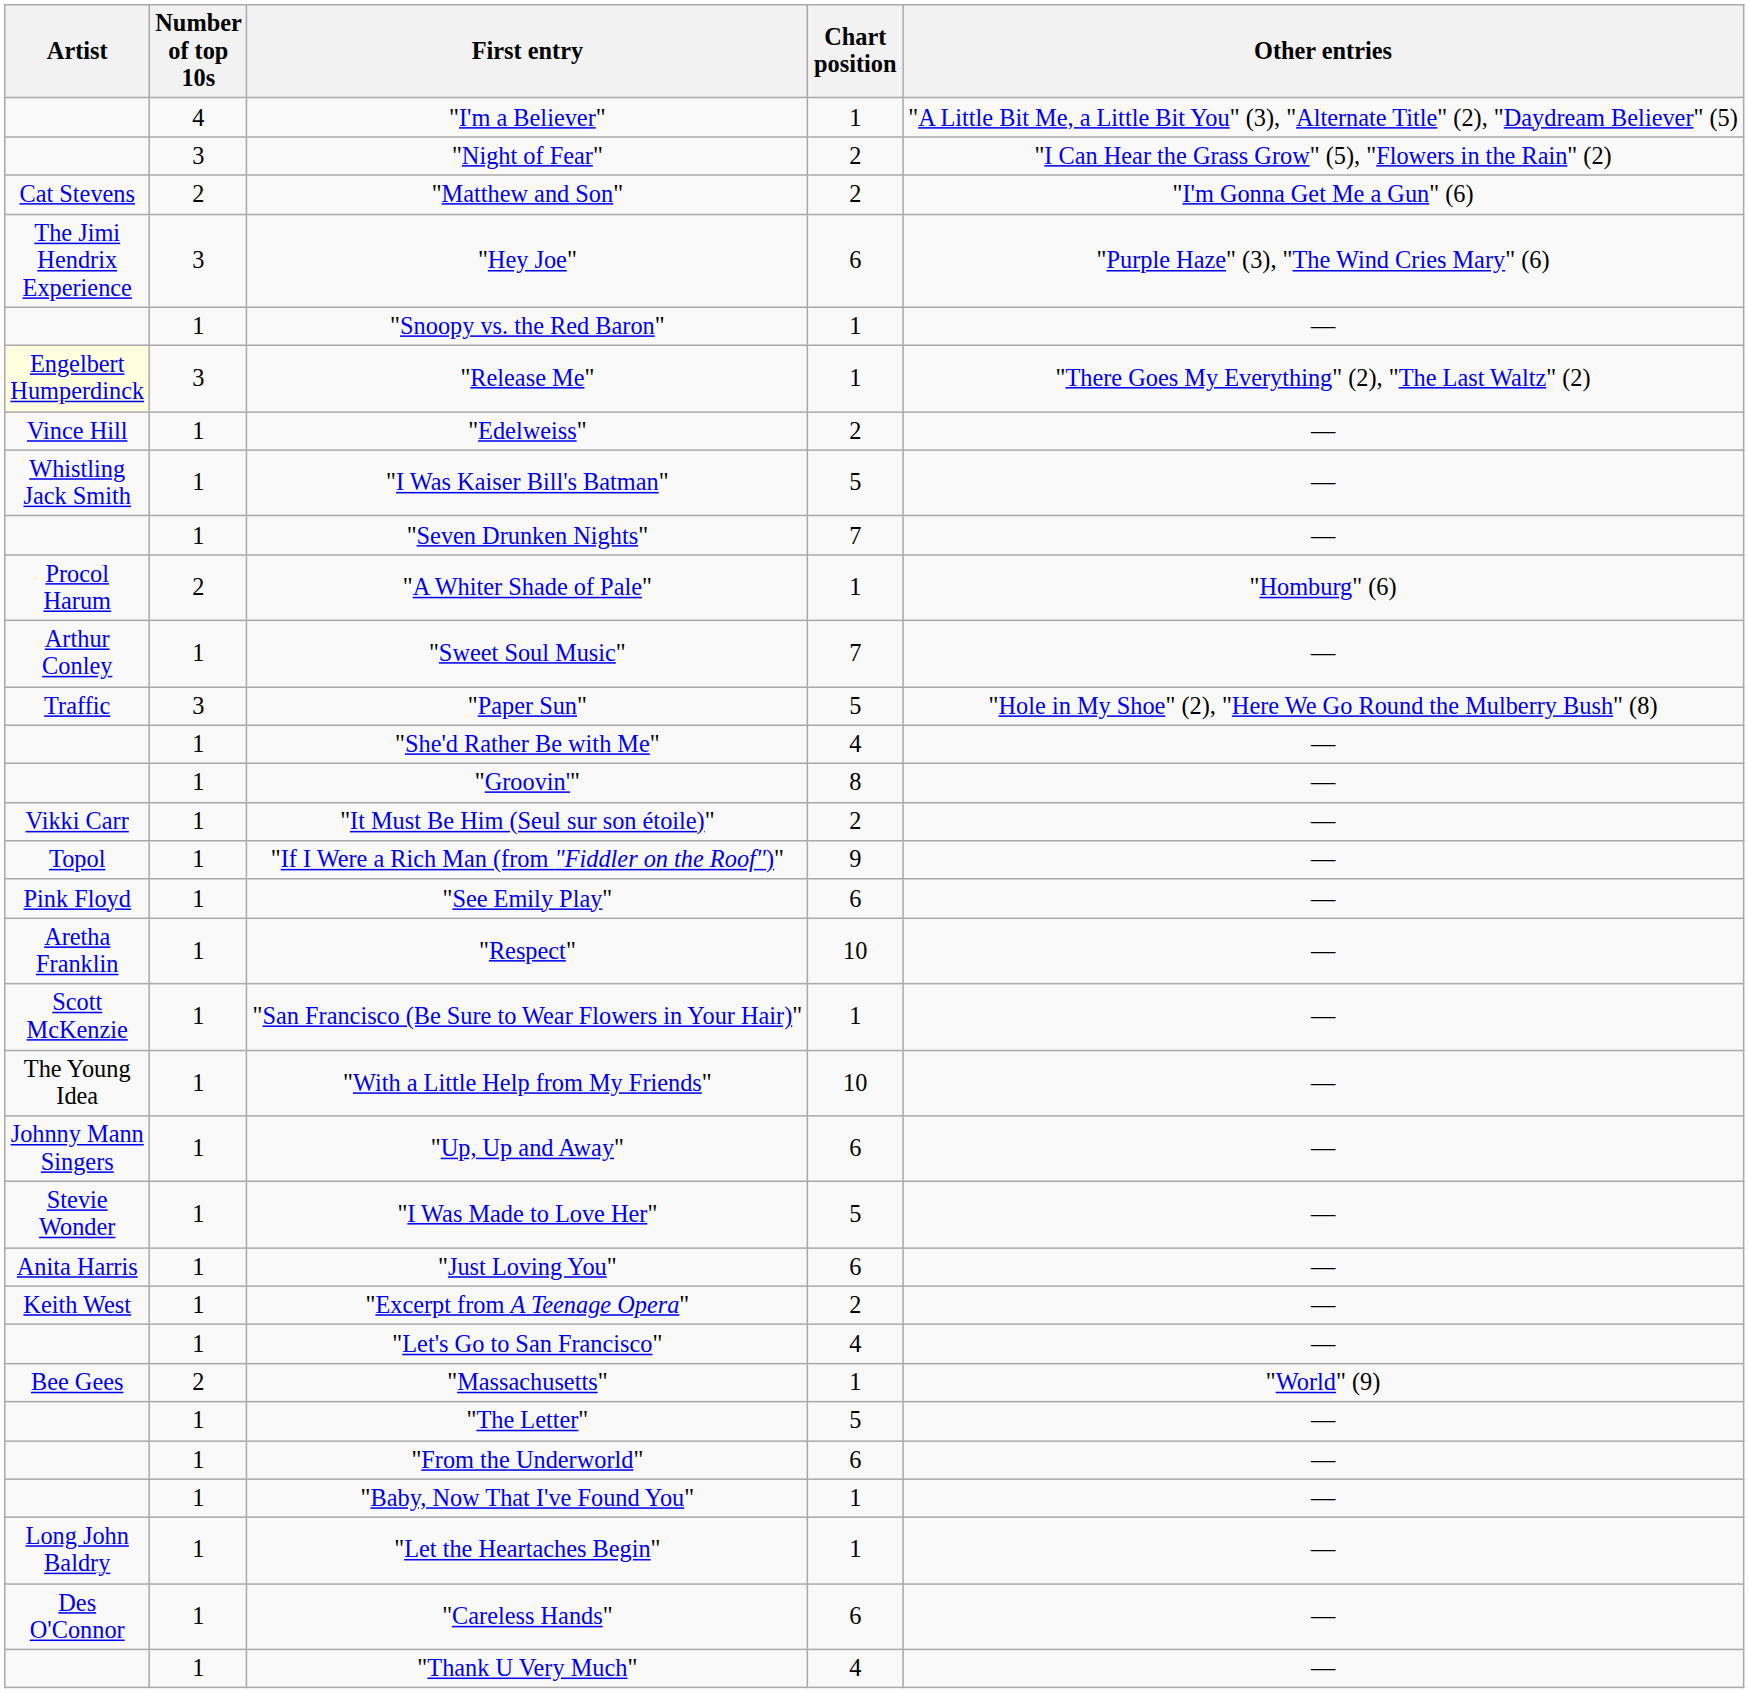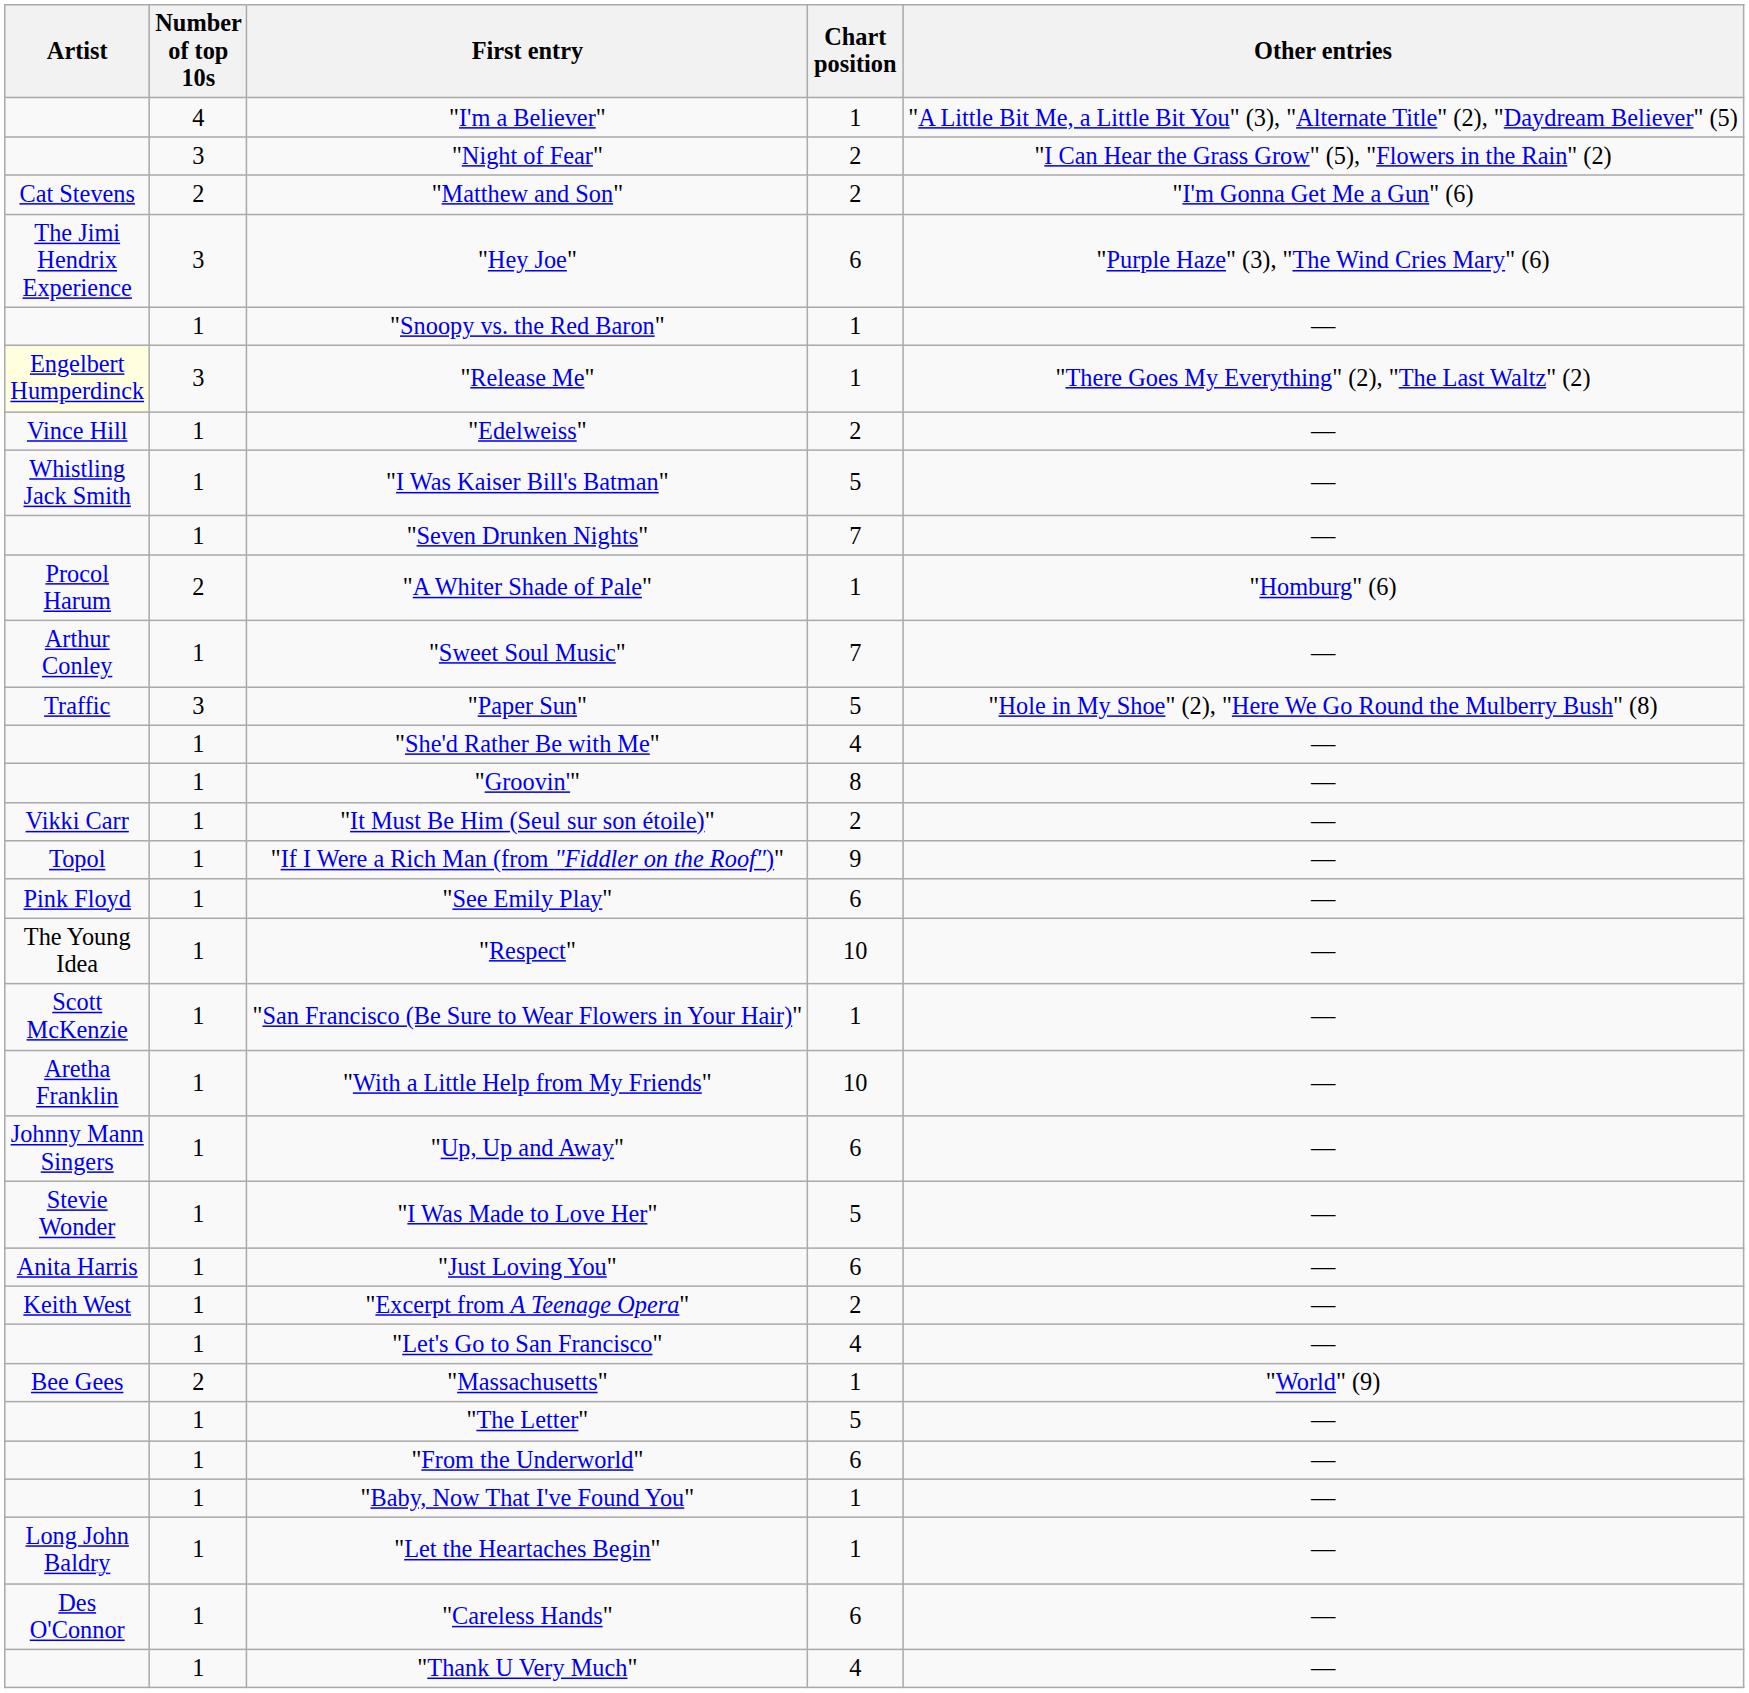(77, 950) Aretha Franklin -> (77, 950) The Young Idea
(77, 1082) The Young Idea -> (77, 1082) Aretha Franklin
